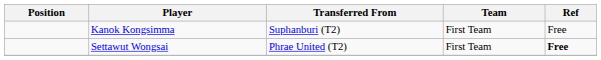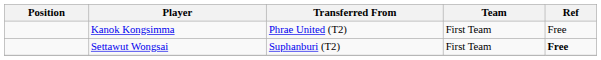(304, 30) Suphanburi (T2) -> (308, 30) Phrae United (T2)
(308, 47) Phrae United (T2) -> (304, 47) Suphanburi (T2)
